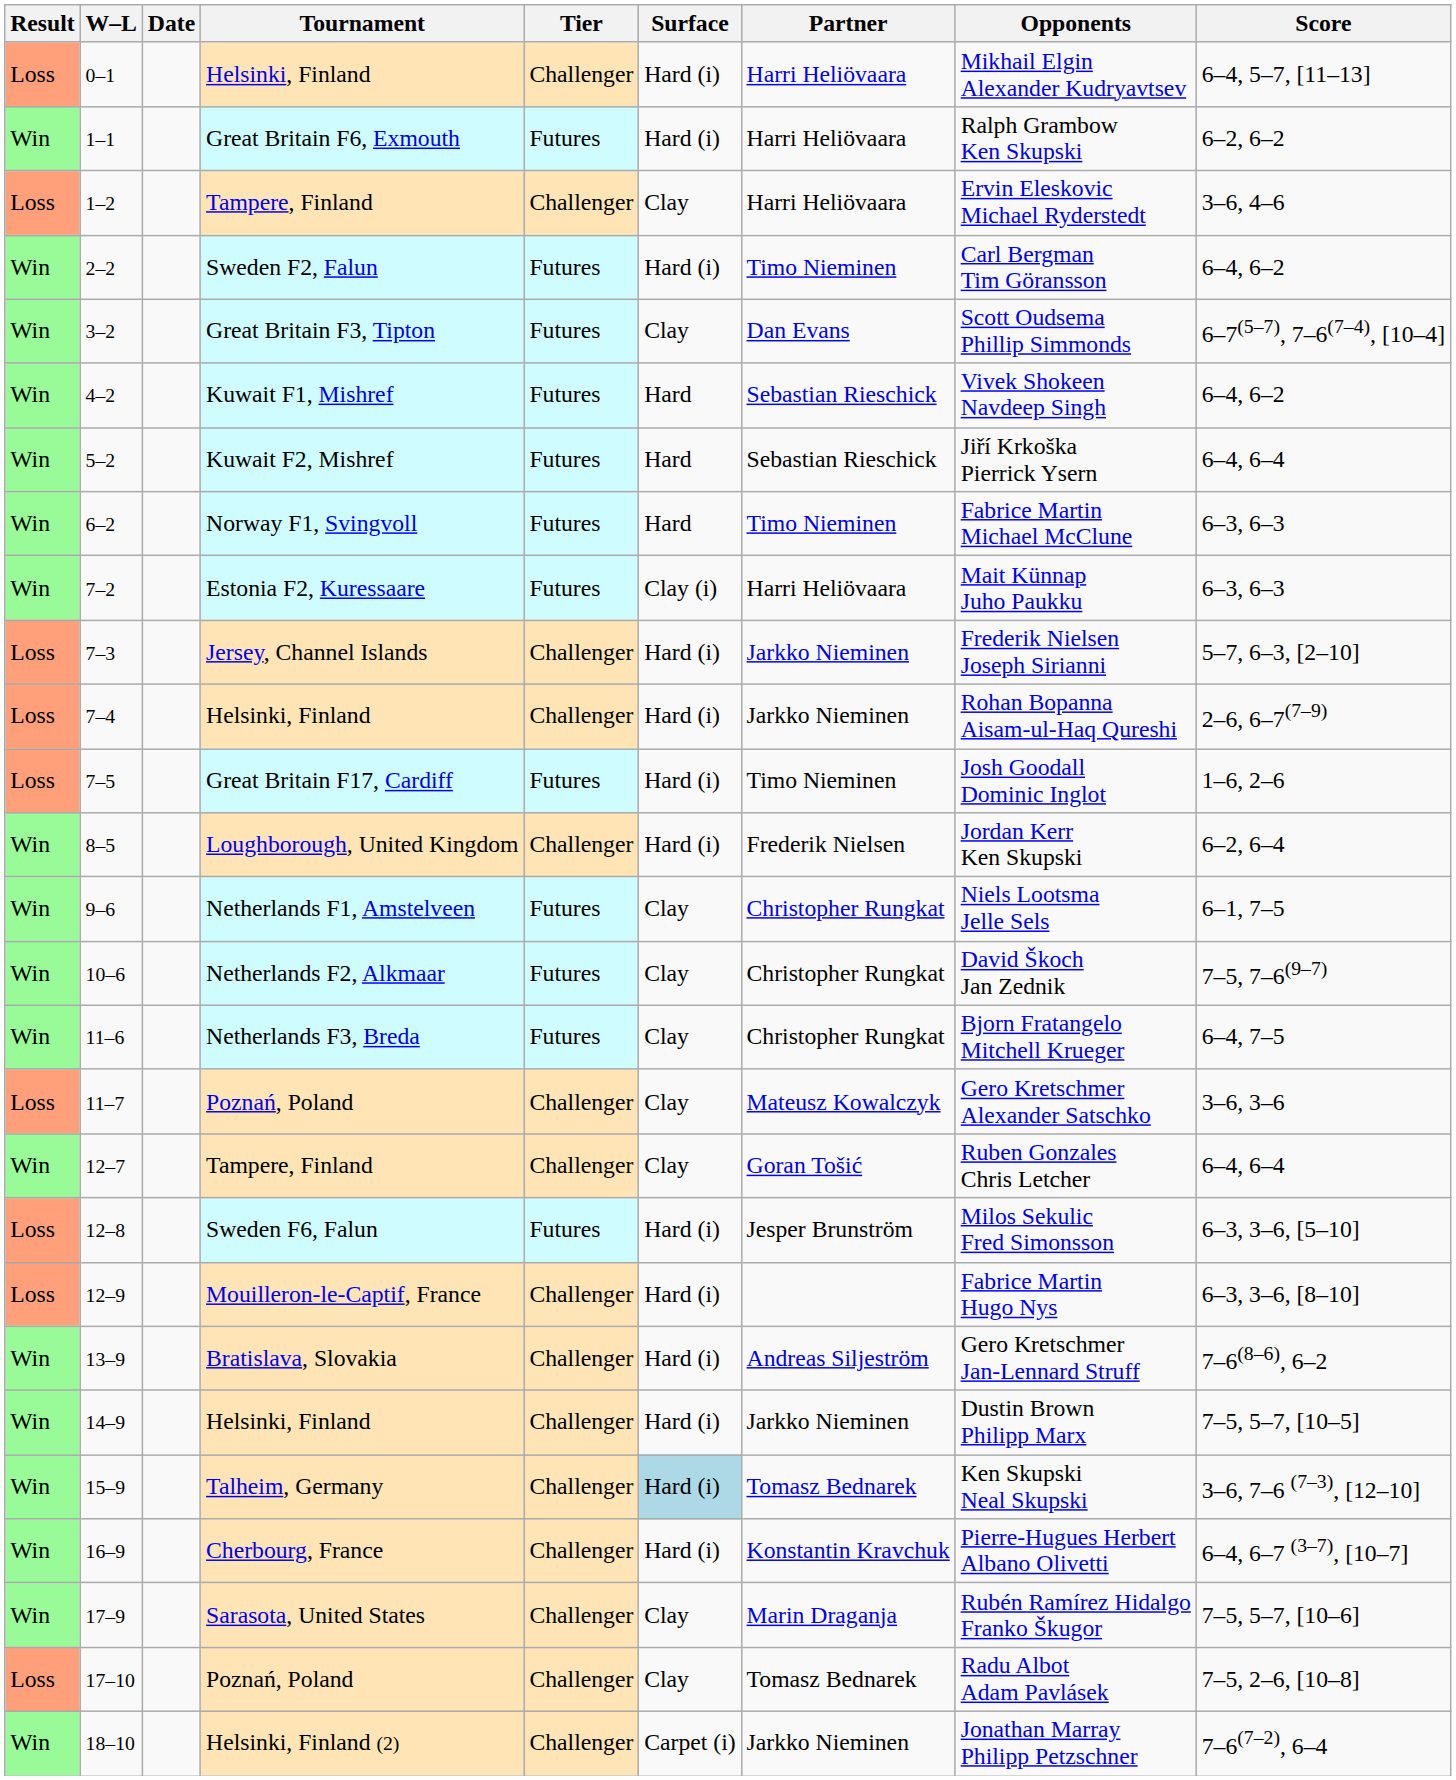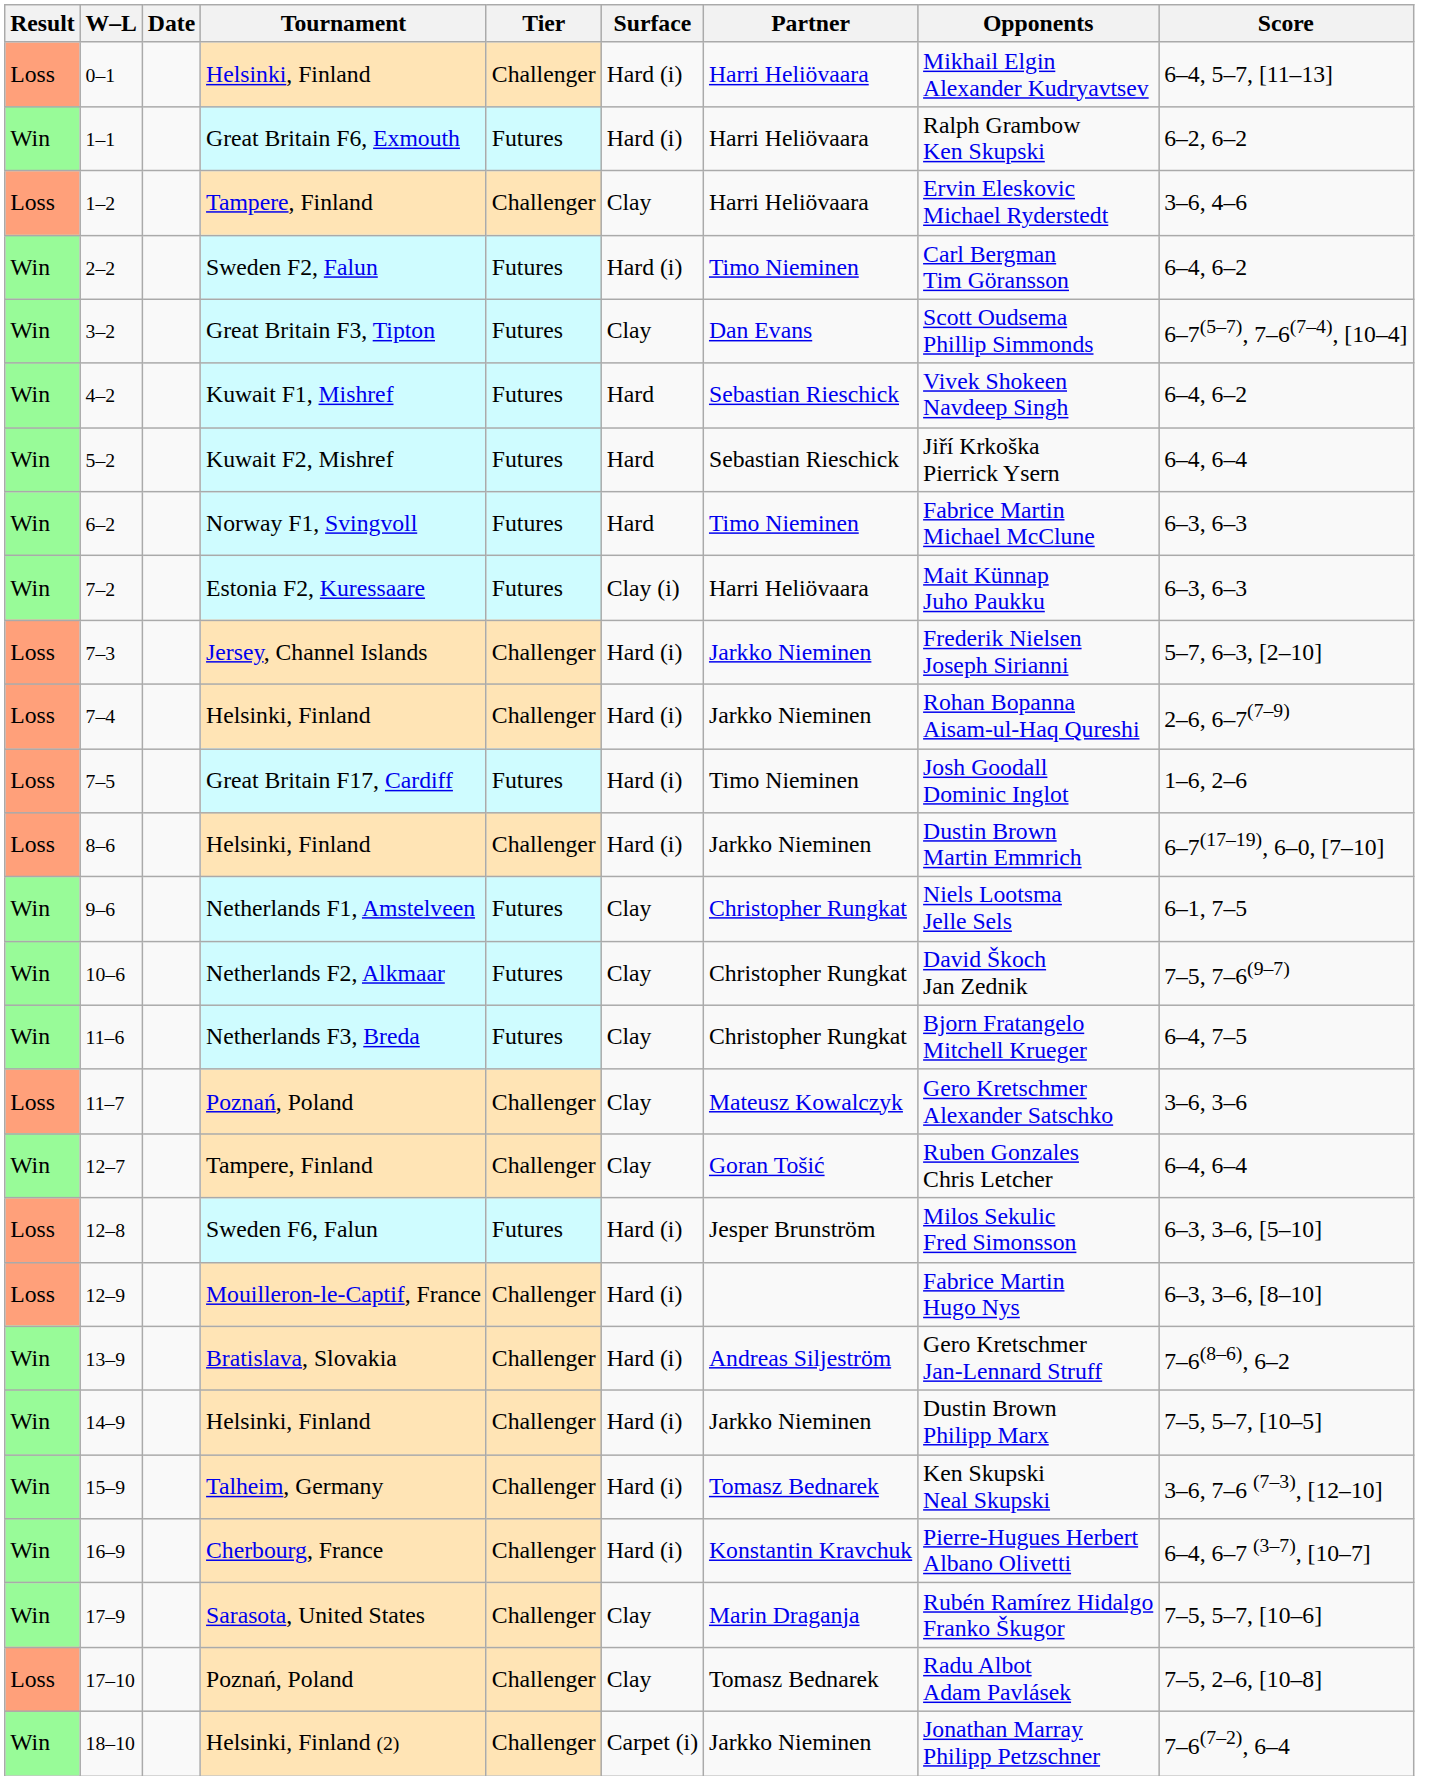- row: (100, 845)
+ row: (100, 845)
(682, 1486) lightblue background -> (644, 1486) no background
